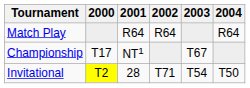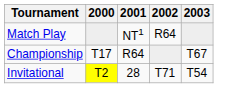- column: (229, 13)
(133, 32) R64 -> (133, 34) NT1
(133, 53) NT1 -> (133, 54) R64
